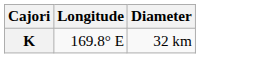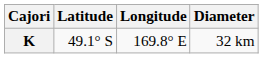+ column: (85, 16)
